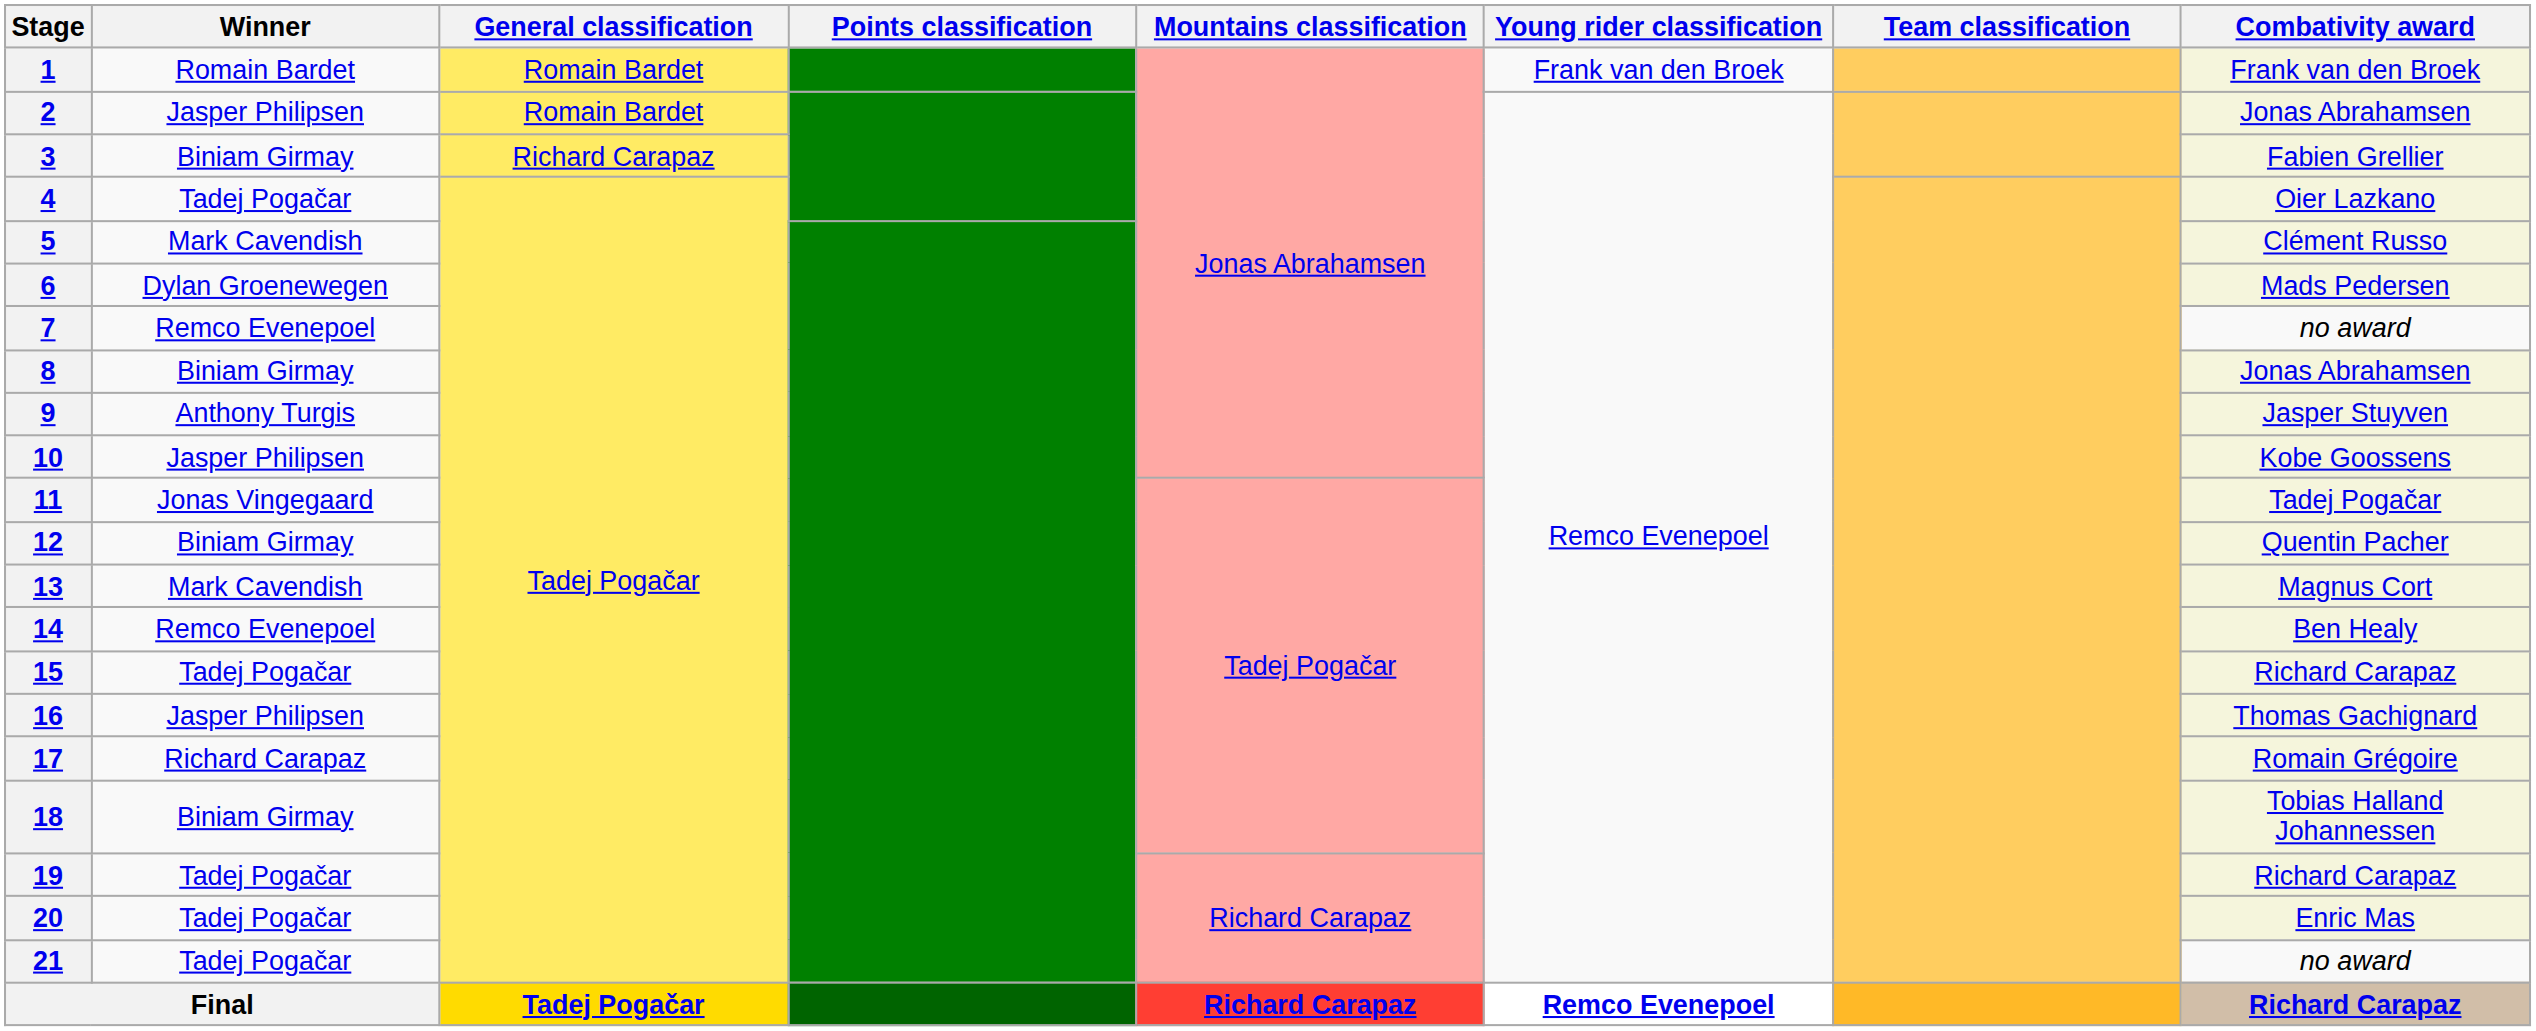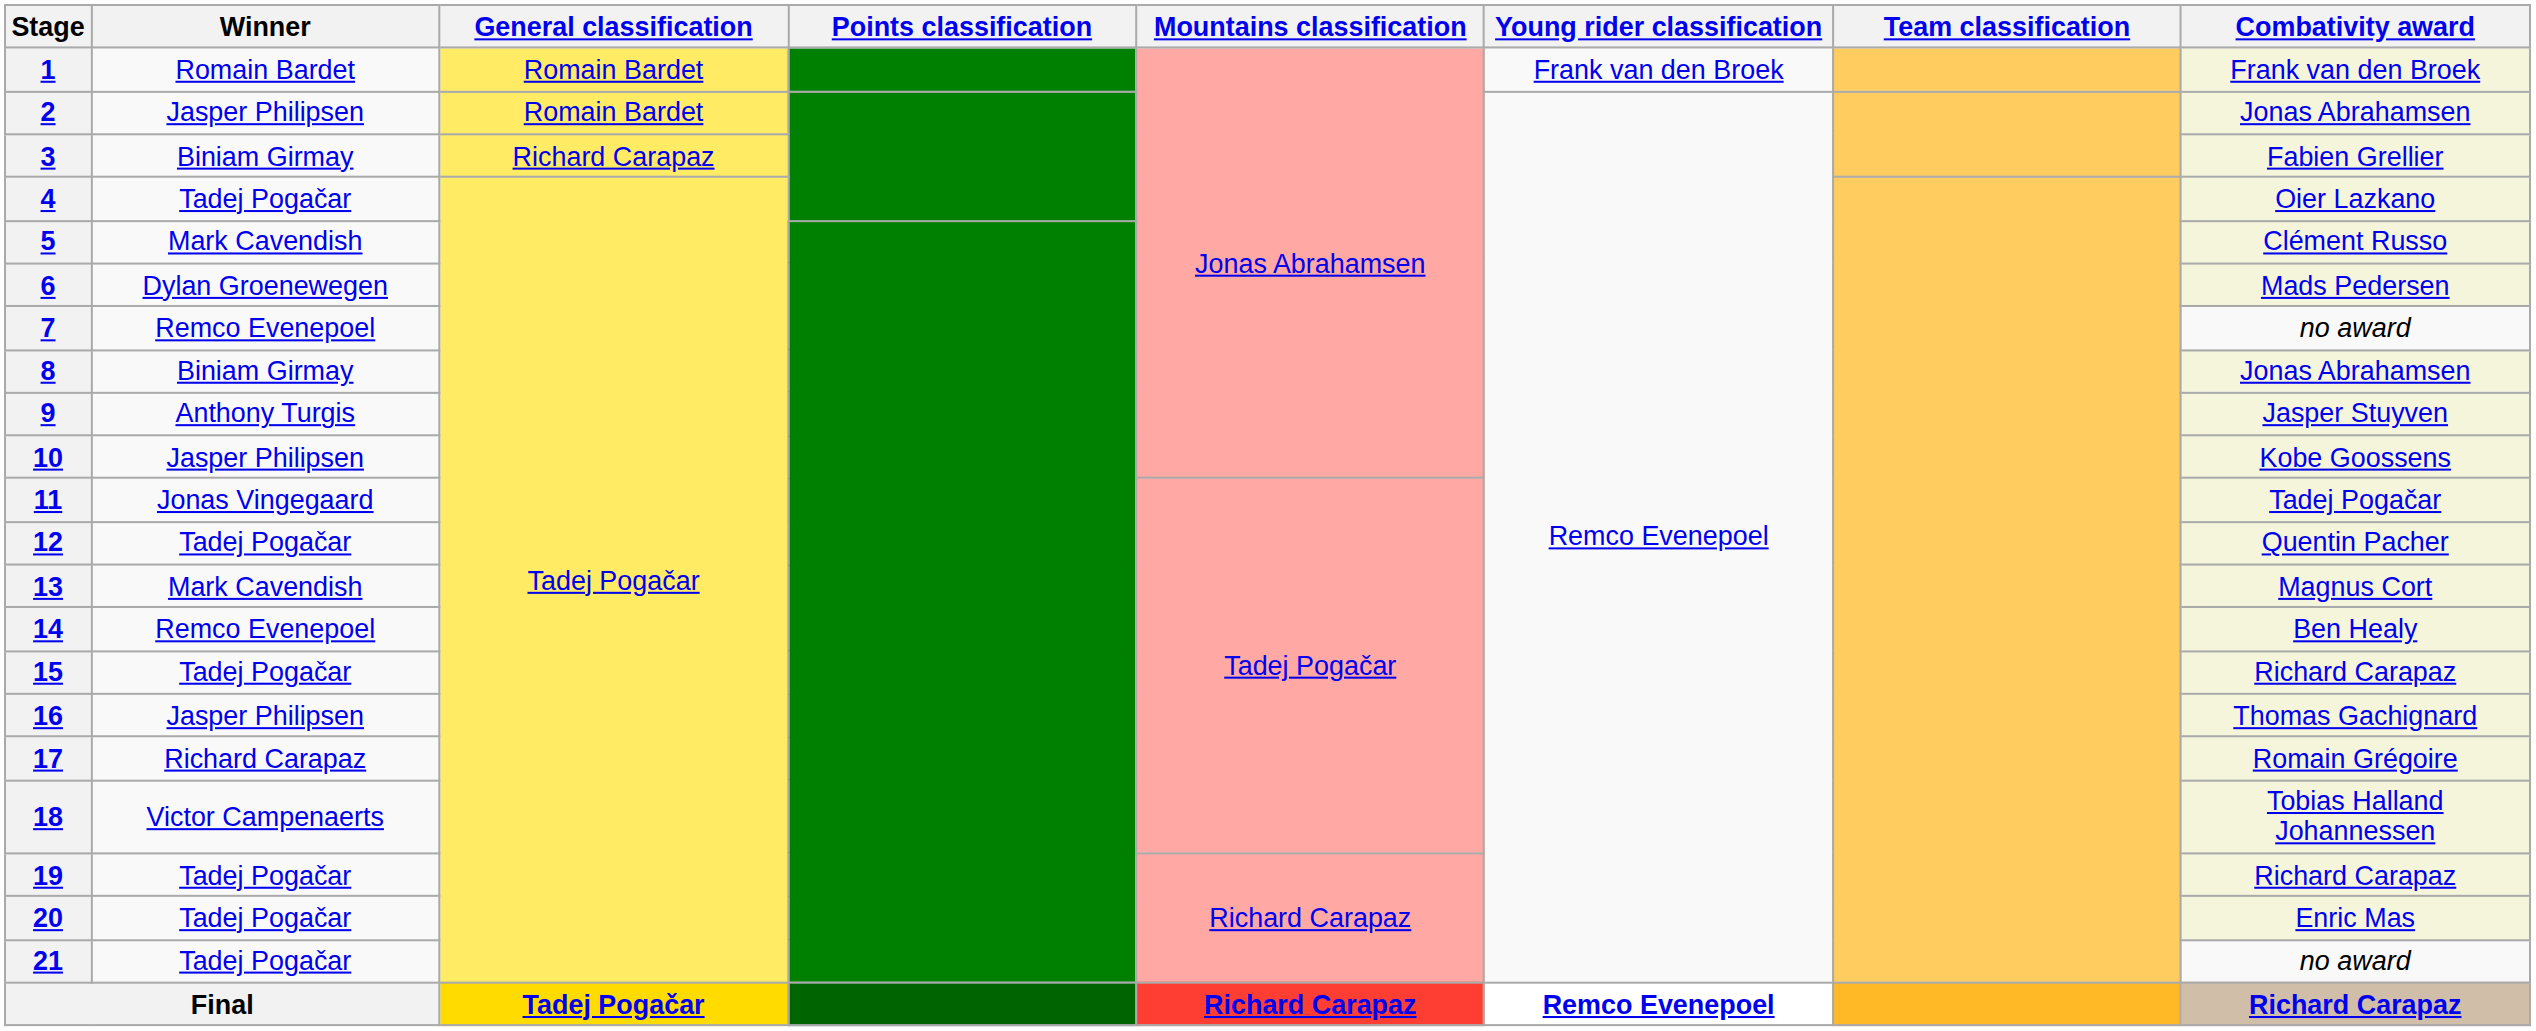(265, 543) Biniam Girmay -> (265, 543) Tadej Pogačar
(265, 817) Biniam Girmay -> (265, 817) Victor Campenaerts
